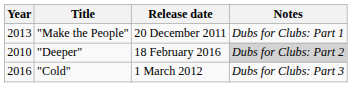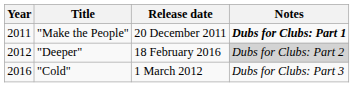(19, 33) 2013 -> (19, 33) 2011
(288, 33) normal -> (289, 33) bold
(19, 52) 2010 -> (19, 52) 2012
